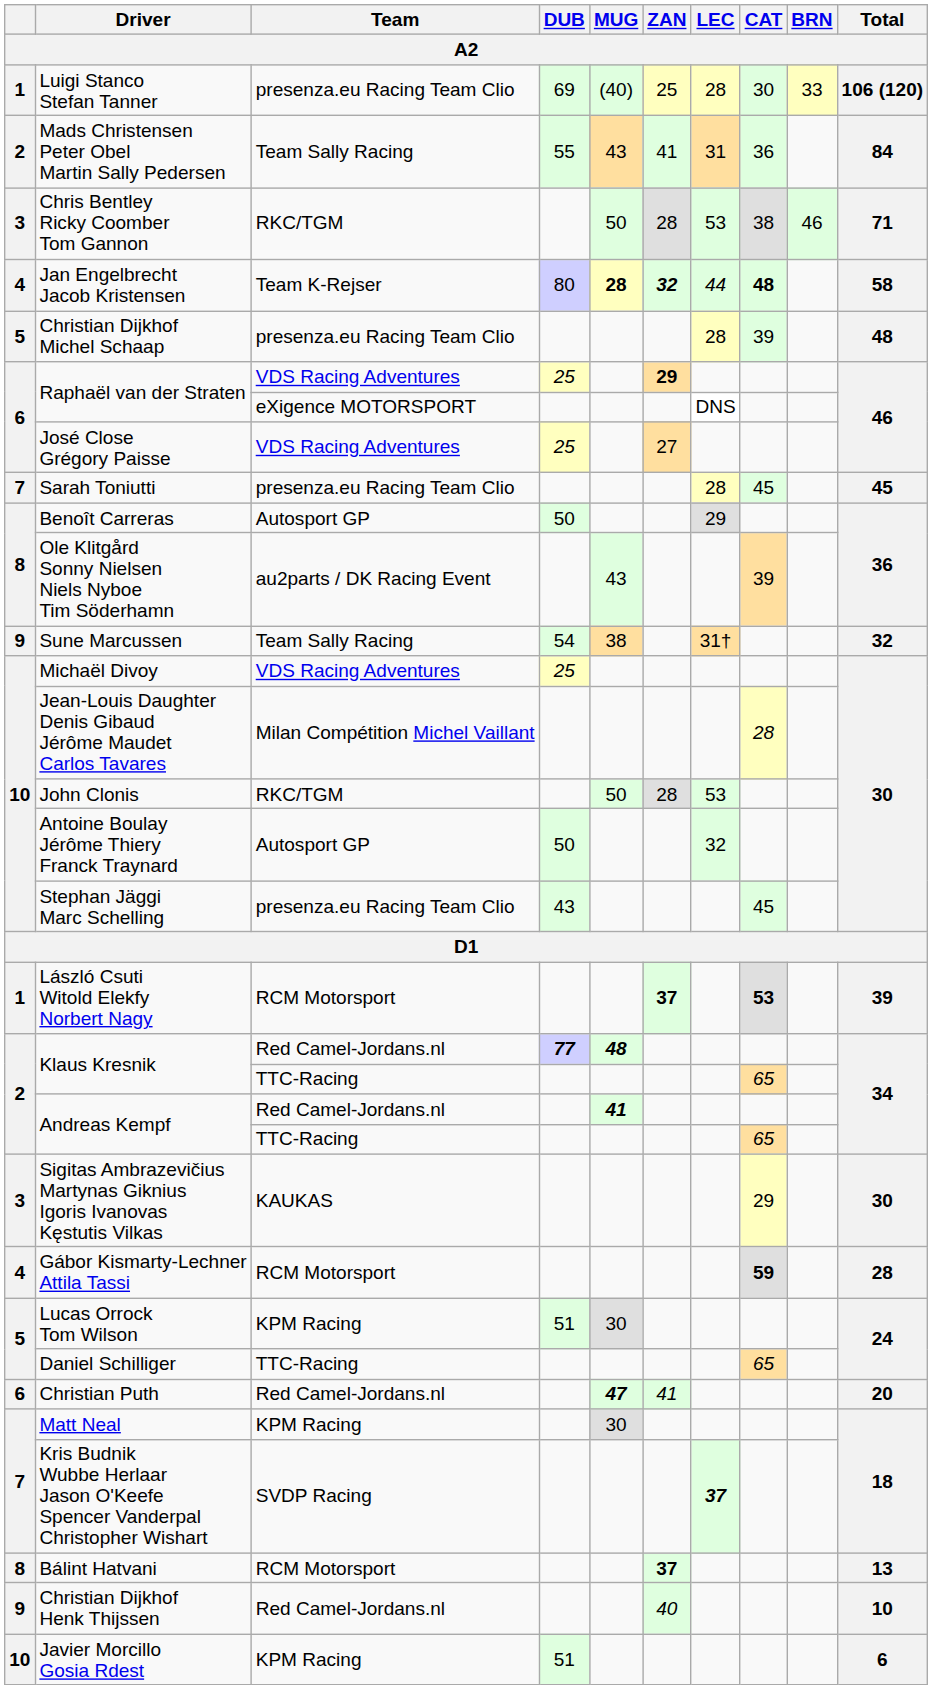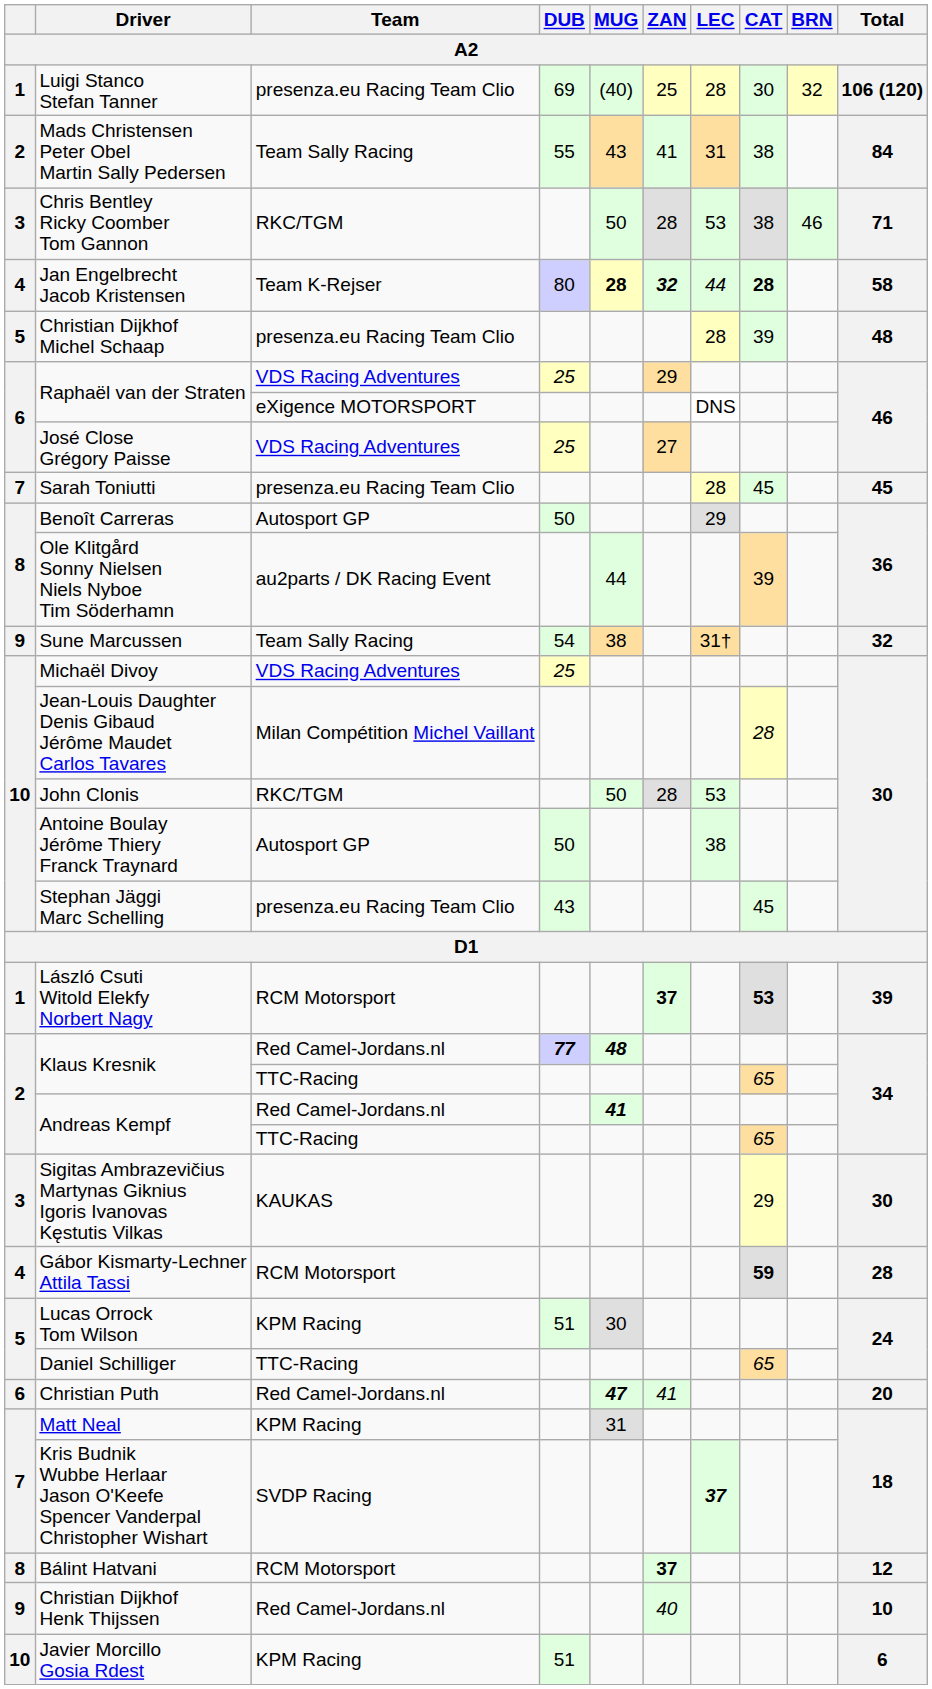(812, 90) 33 -> (812, 90) 32
(763, 151) 36 -> (763, 151) 38
(764, 285) 48 -> (764, 285) 28
(667, 376) bold -> (667, 376) normal
(616, 579) 43 -> (616, 579) 44
(716, 845) 32 -> (716, 845) 38
(616, 1424) 30 -> (616, 1424) 31
(882, 1568) 13 -> (882, 1568) 12
